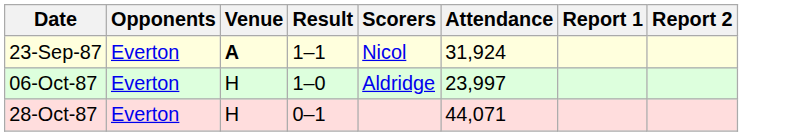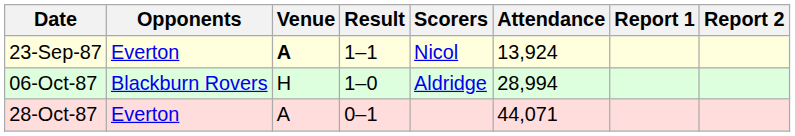(476, 51) 31,924 -> (527, 51) 13,924
(145, 83) Everton -> (189, 83) Blackburn Rovers
(476, 83) 23,997 -> (527, 83) 28,994
(232, 114) H -> (283, 114) A
